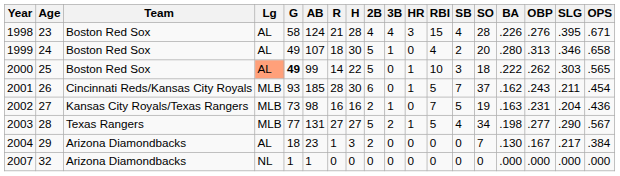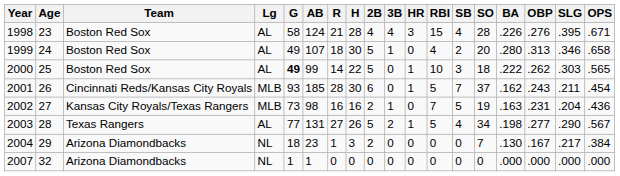(265, 69) lightsalmon background -> (265, 69) no background
(270, 124) MLB -> (265, 124) AL
(355, 124) 27 -> (355, 124) 26
(265, 143) AL -> (265, 143) NL
